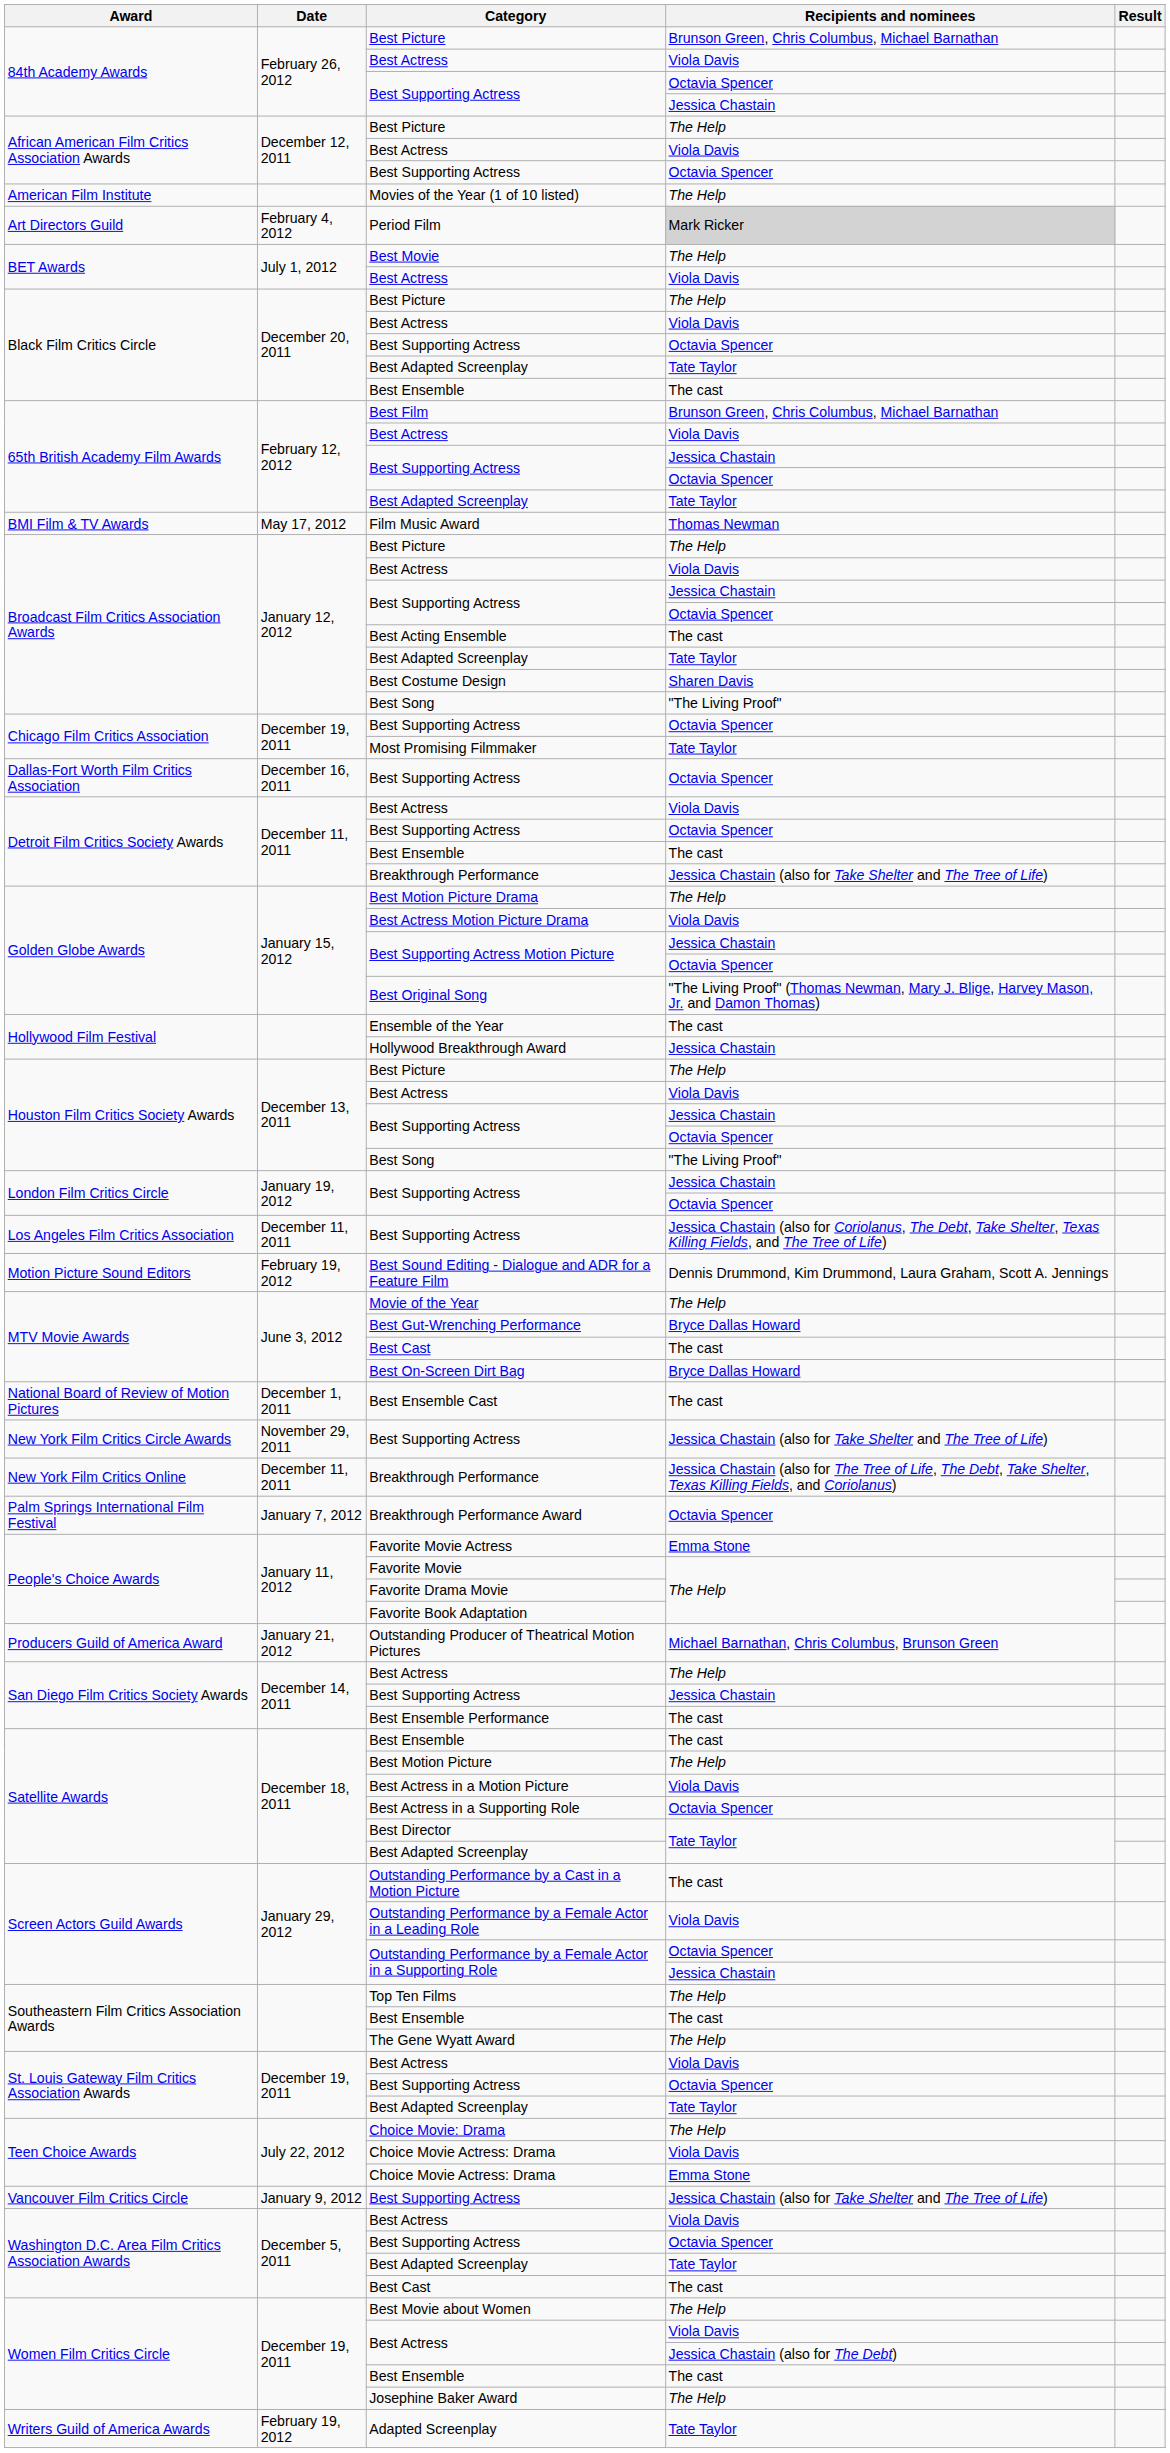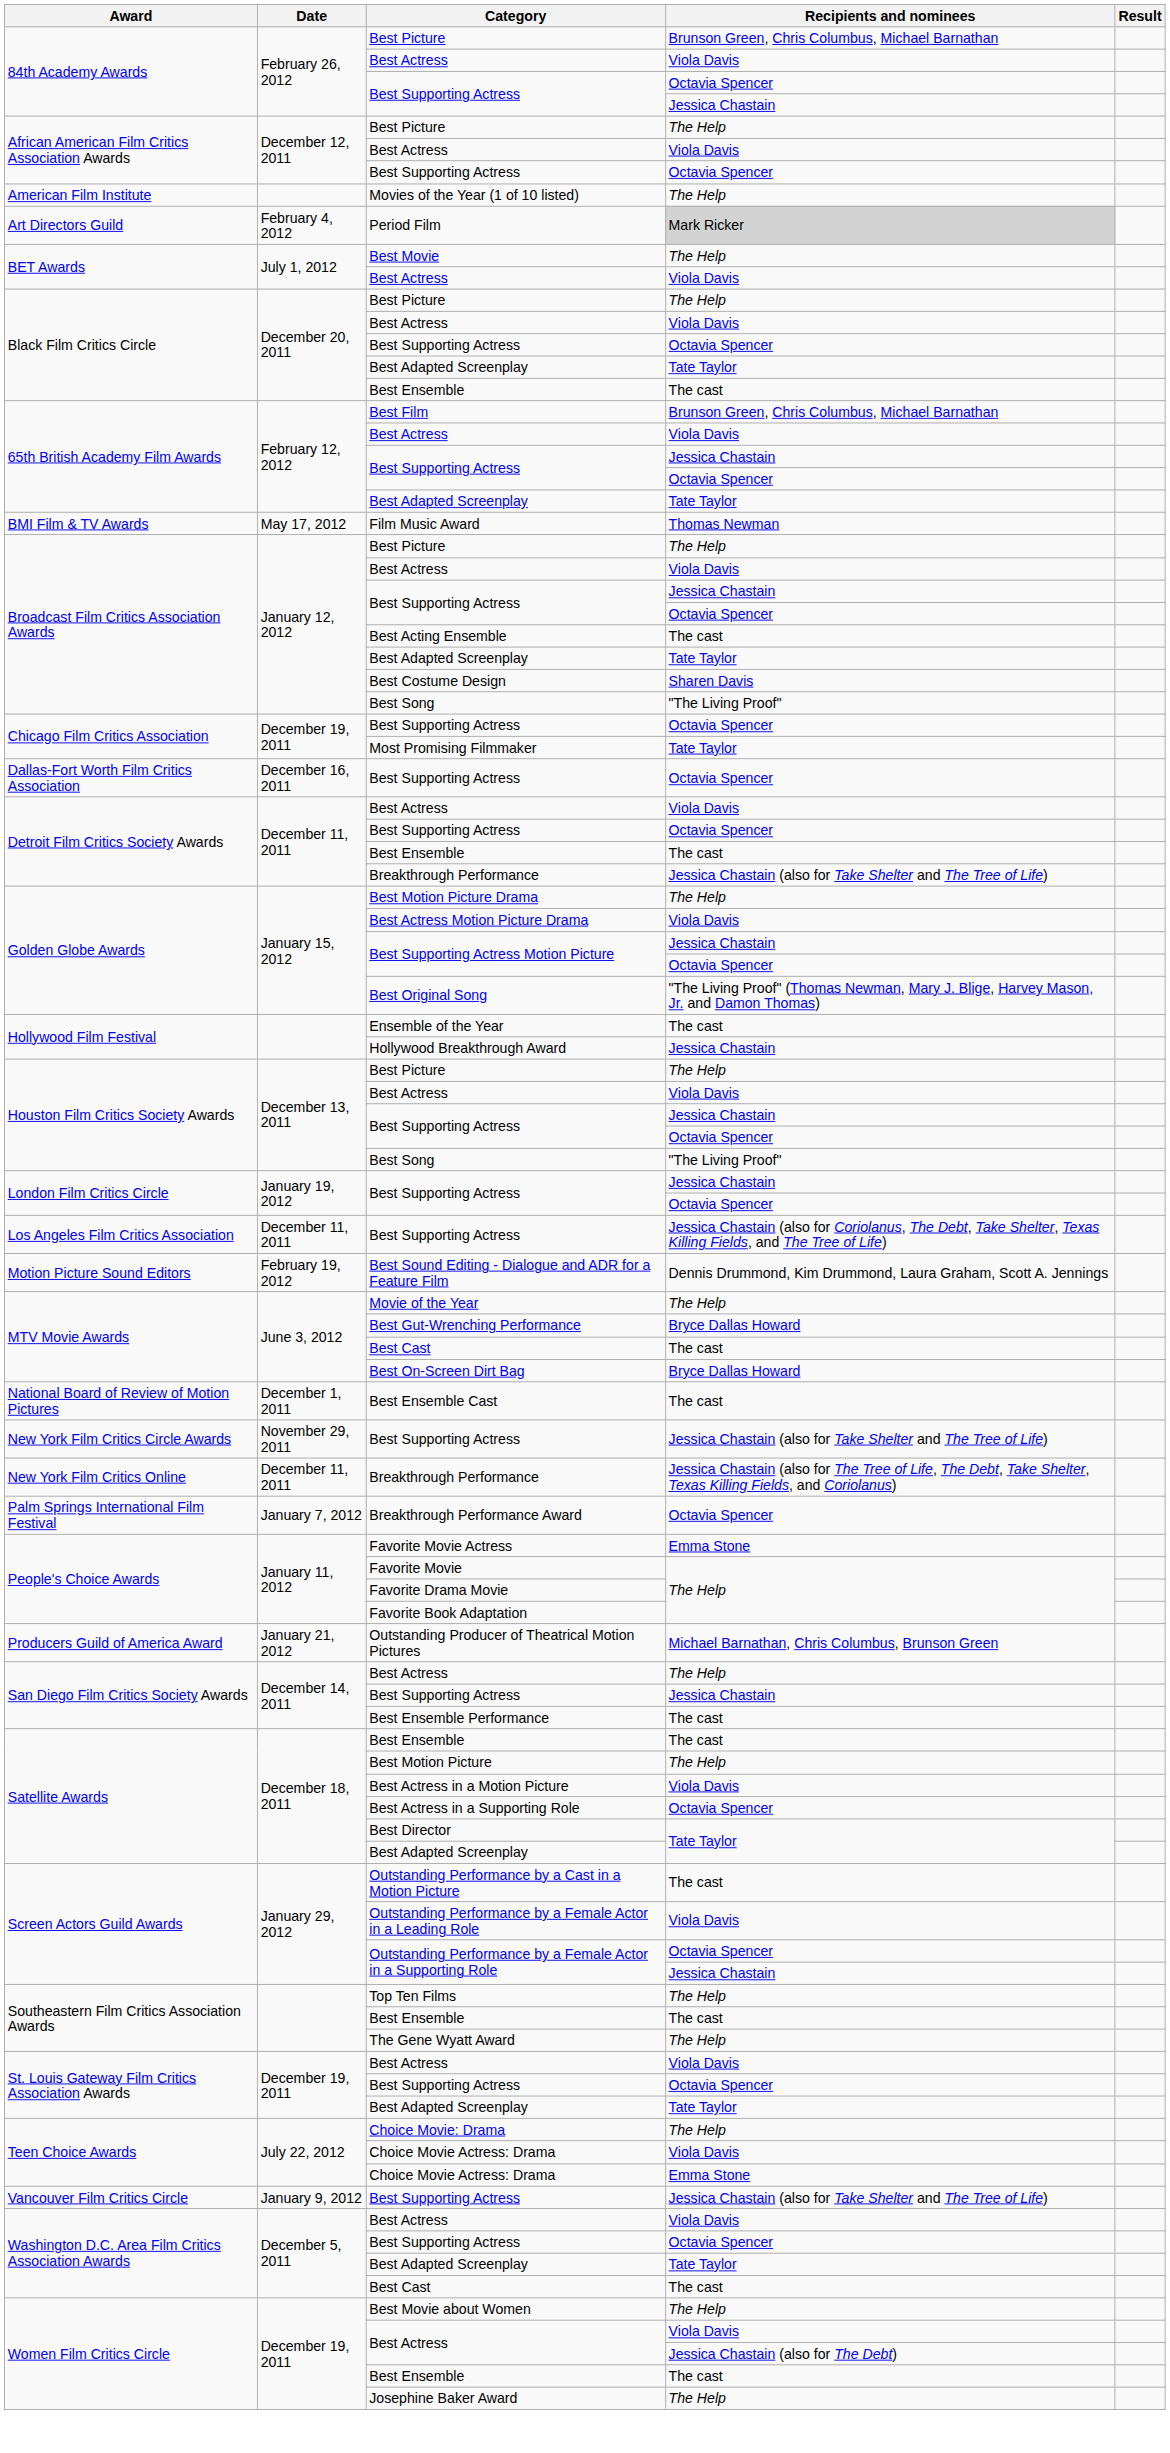- row: (109, 2429)
